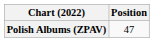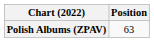(129, 29) 47 -> (129, 29) 63
